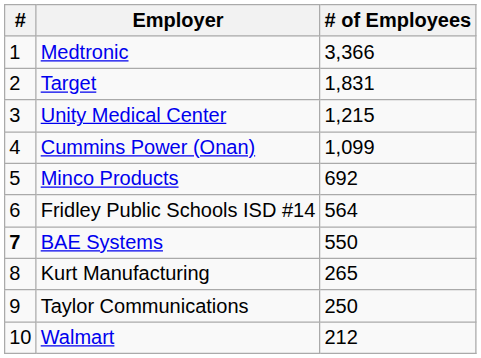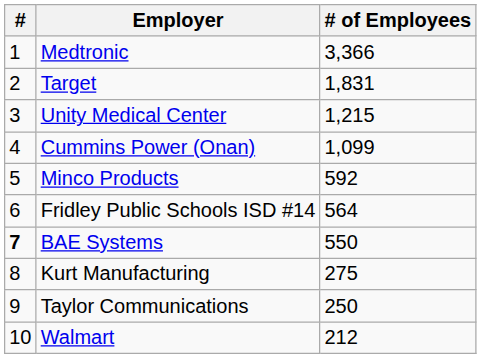(341, 178) 692 -> (341, 178) 592
(341, 274) 265 -> (341, 274) 275
